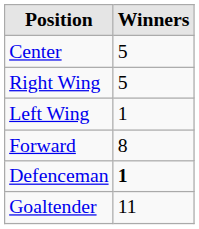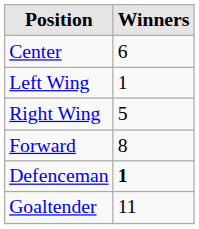(123, 51) 5 -> (123, 51) 6
rows swapped: (55, 82) <-> (49, 113)
